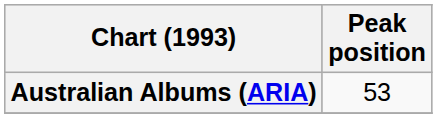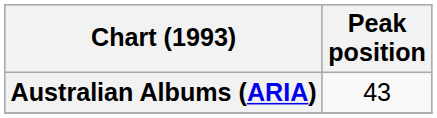(377, 92) 53 -> (377, 92) 43
